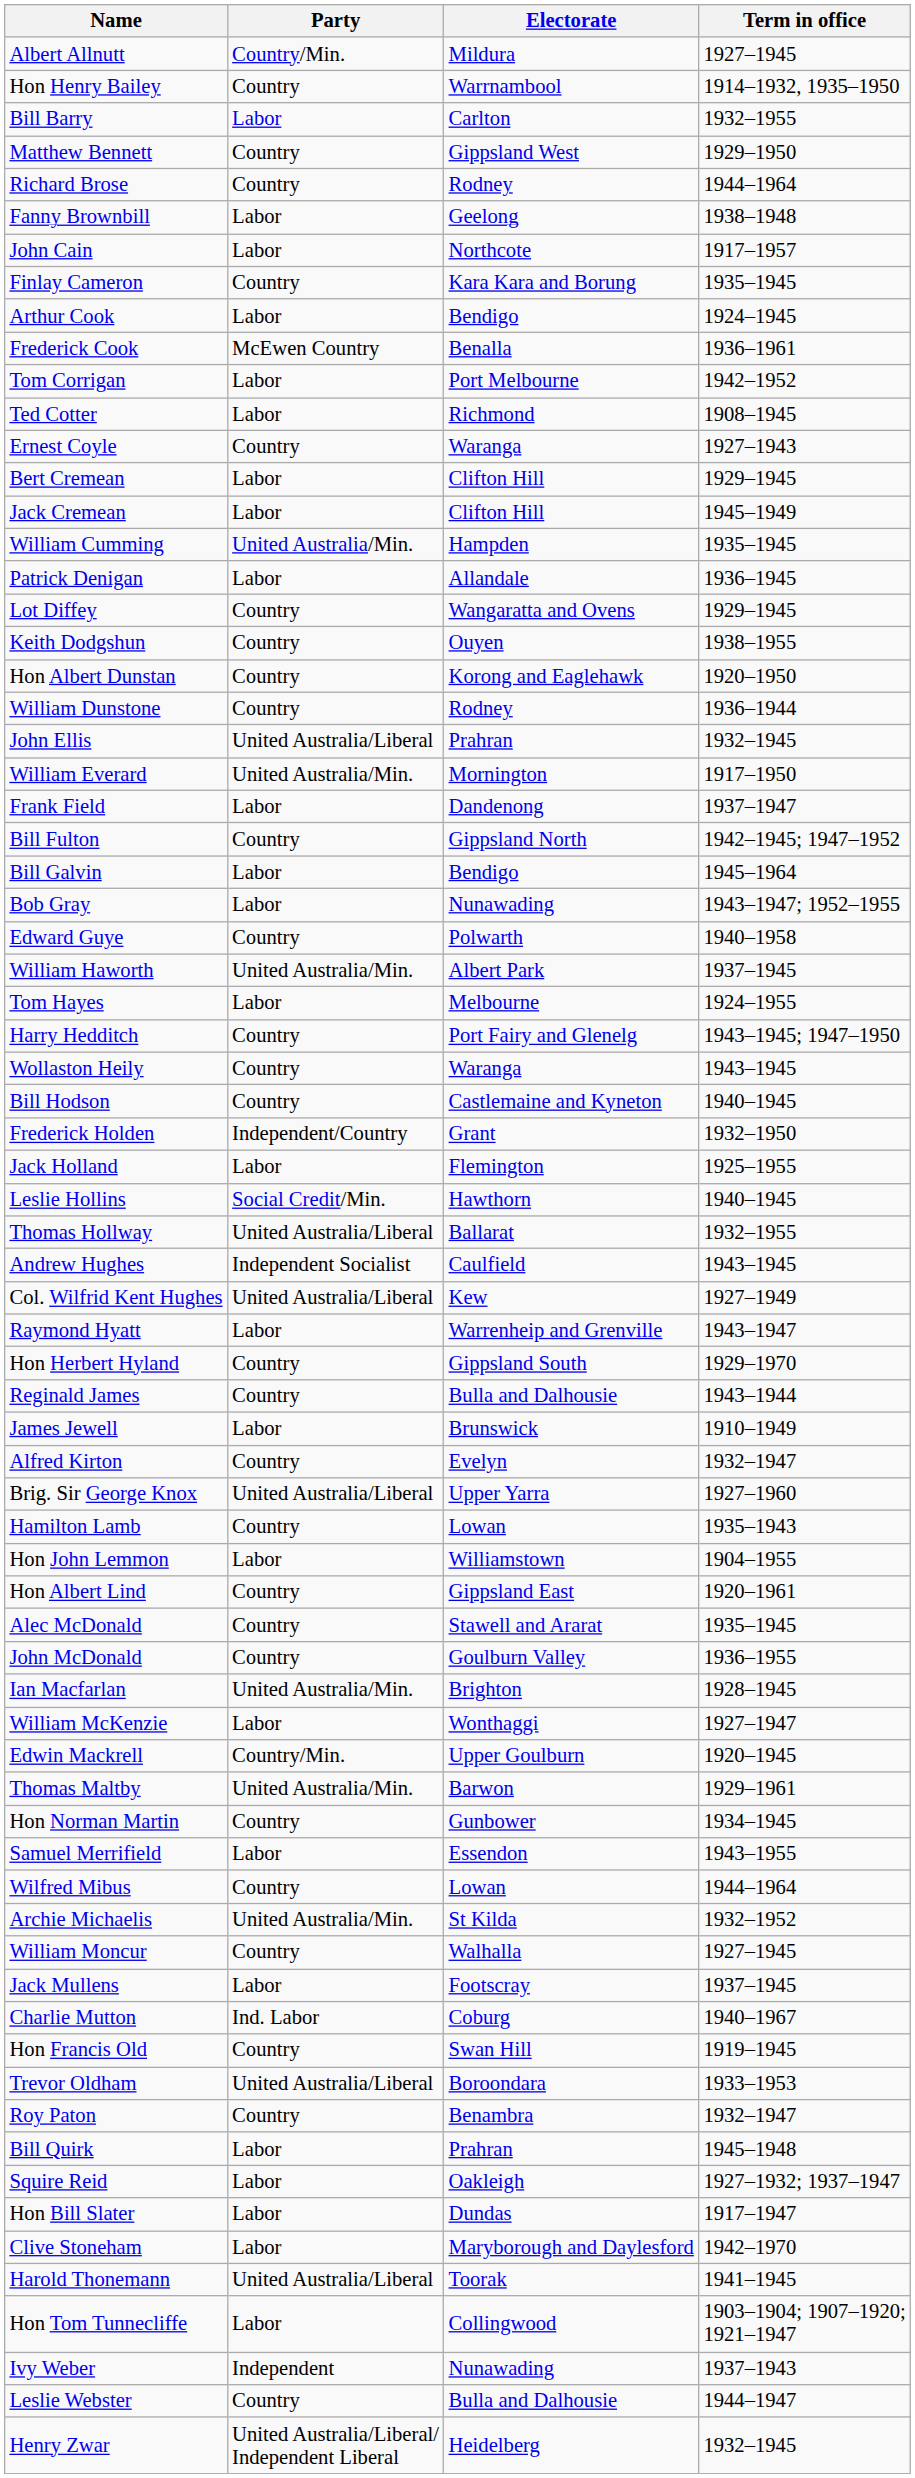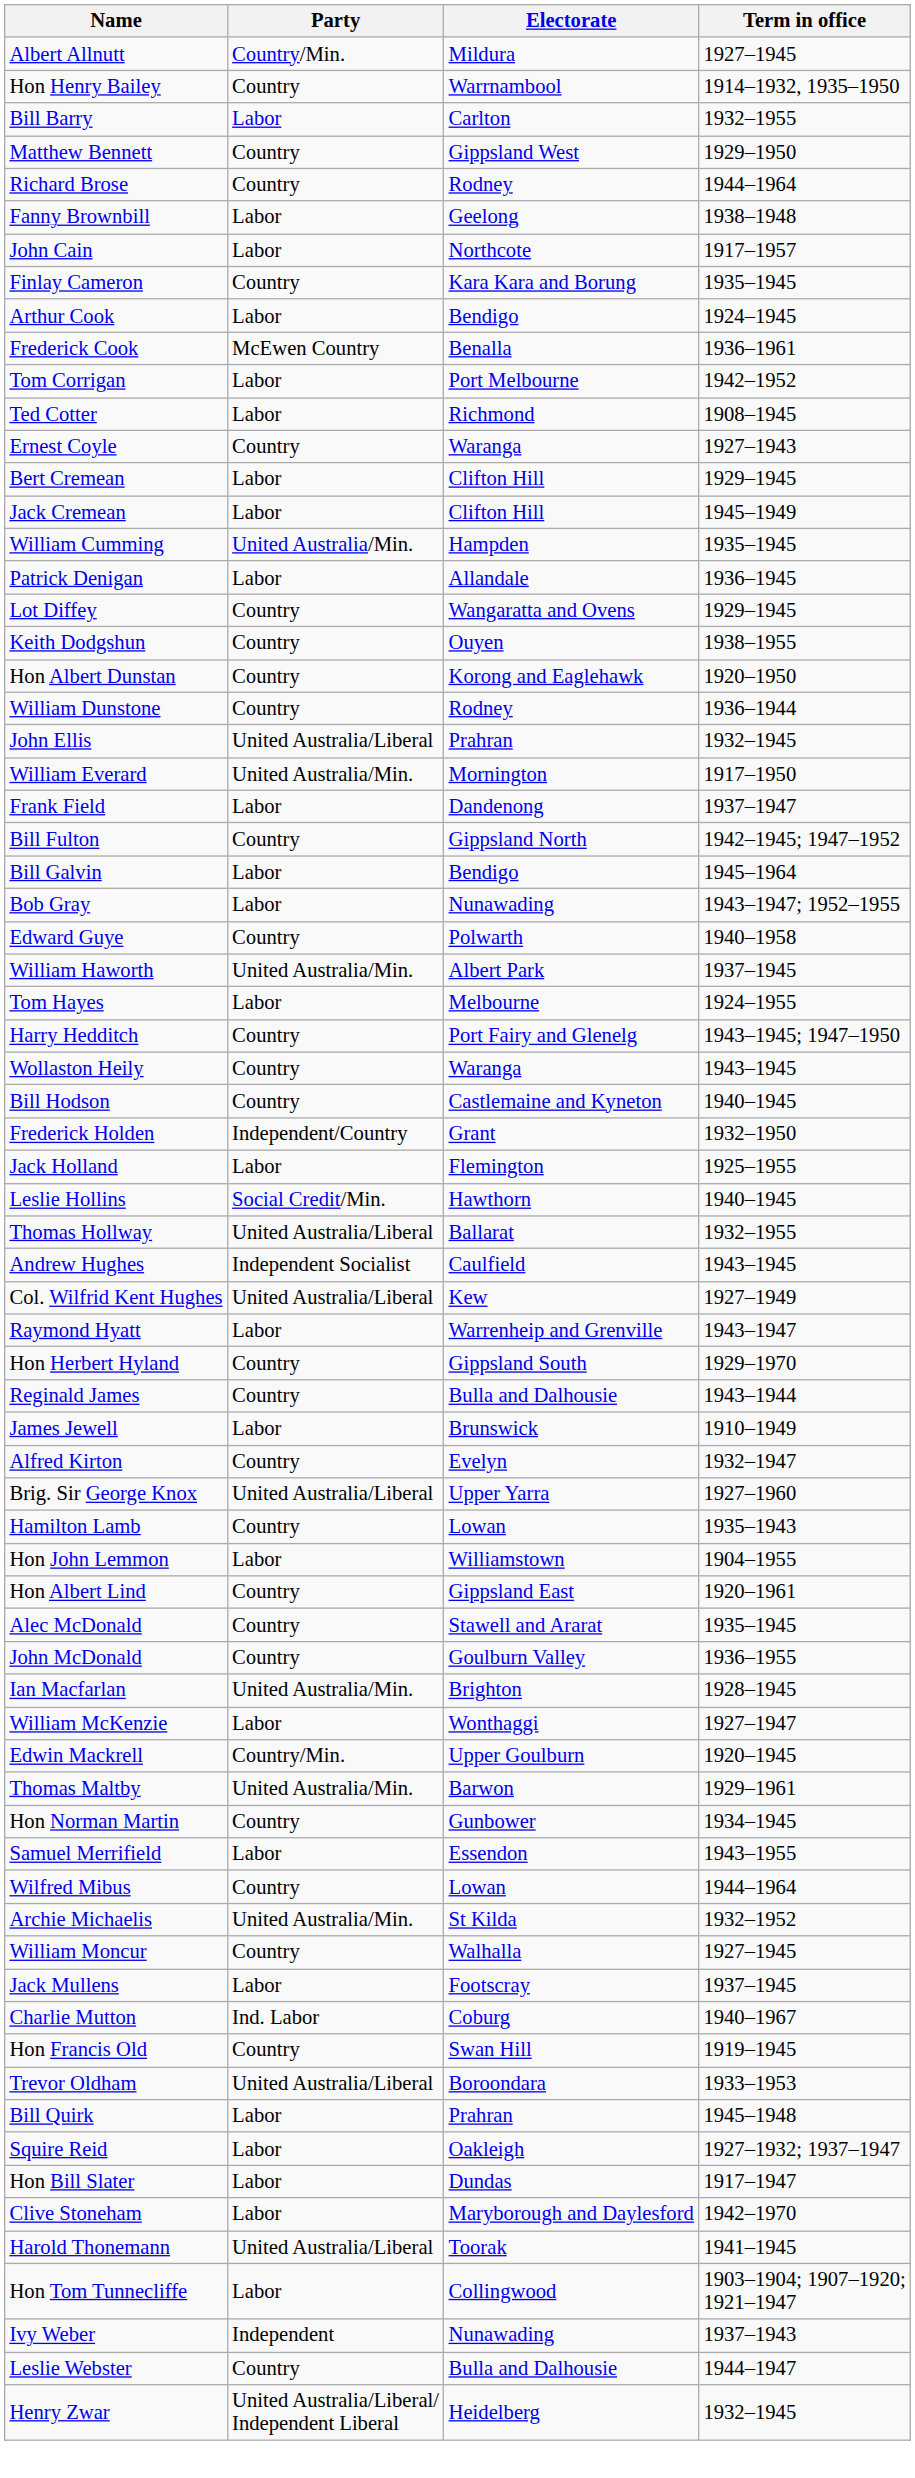- row: (53, 2115)
